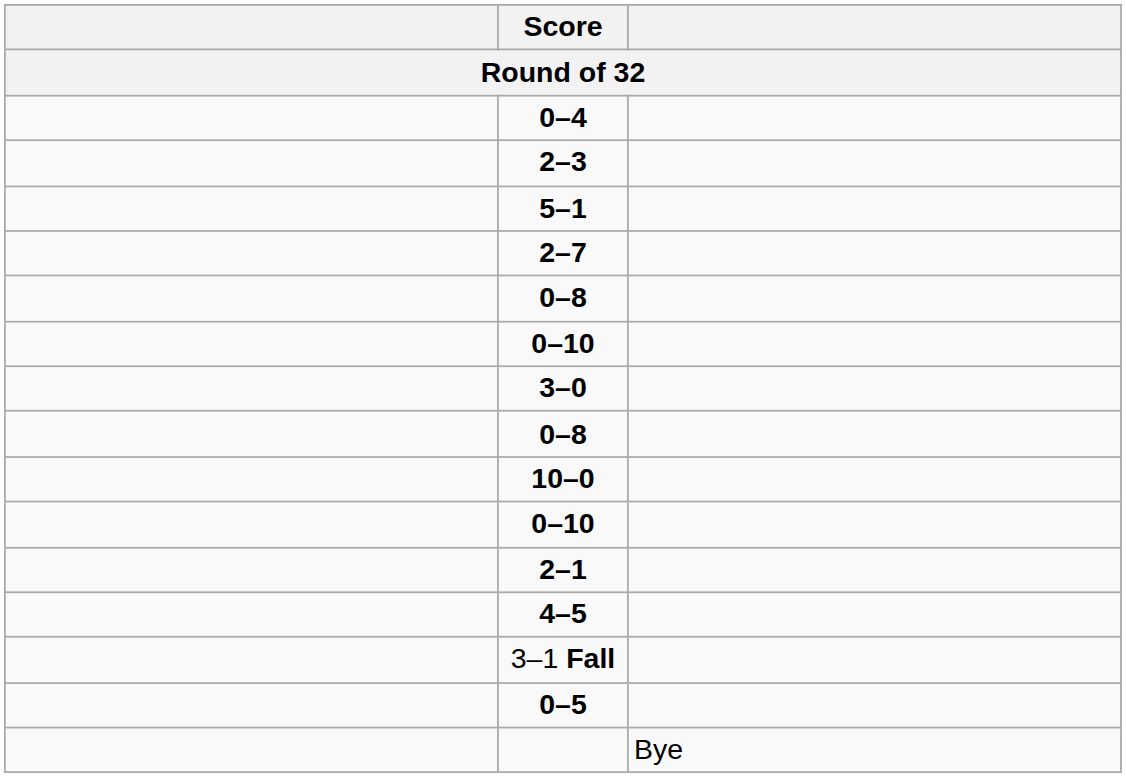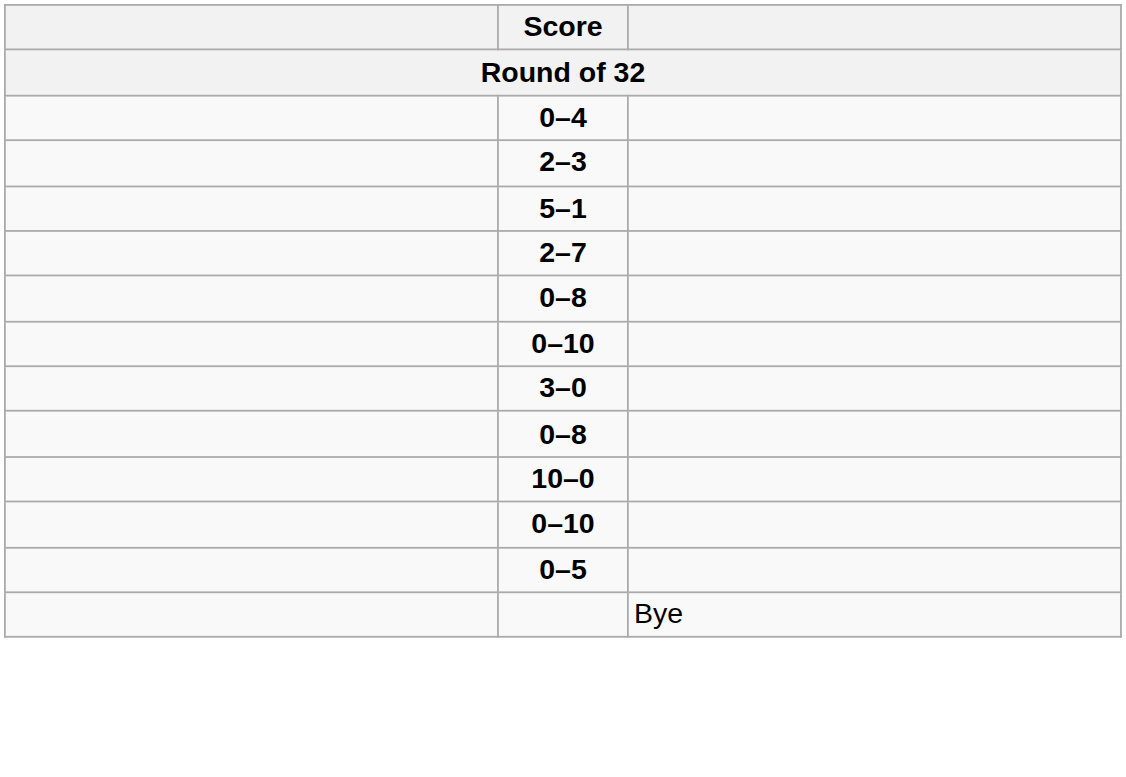- row: (563, 569)
- row: (563, 614)
- row: (563, 659)
